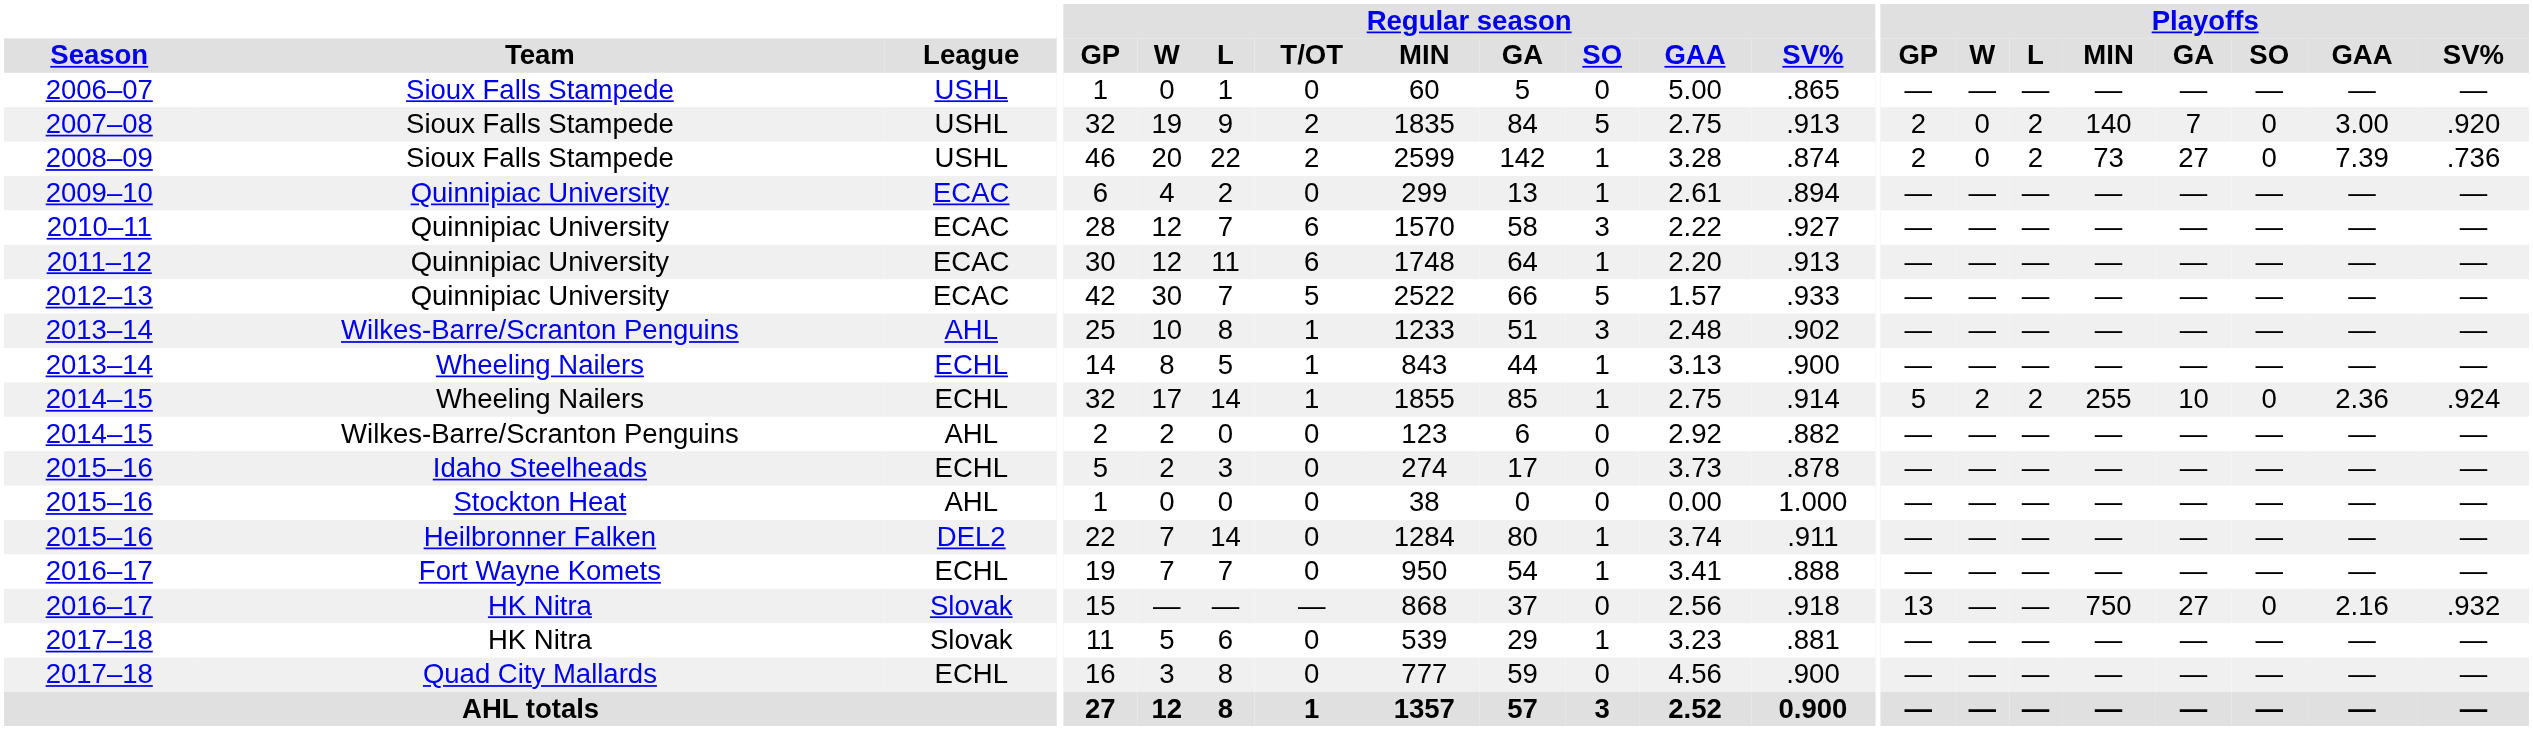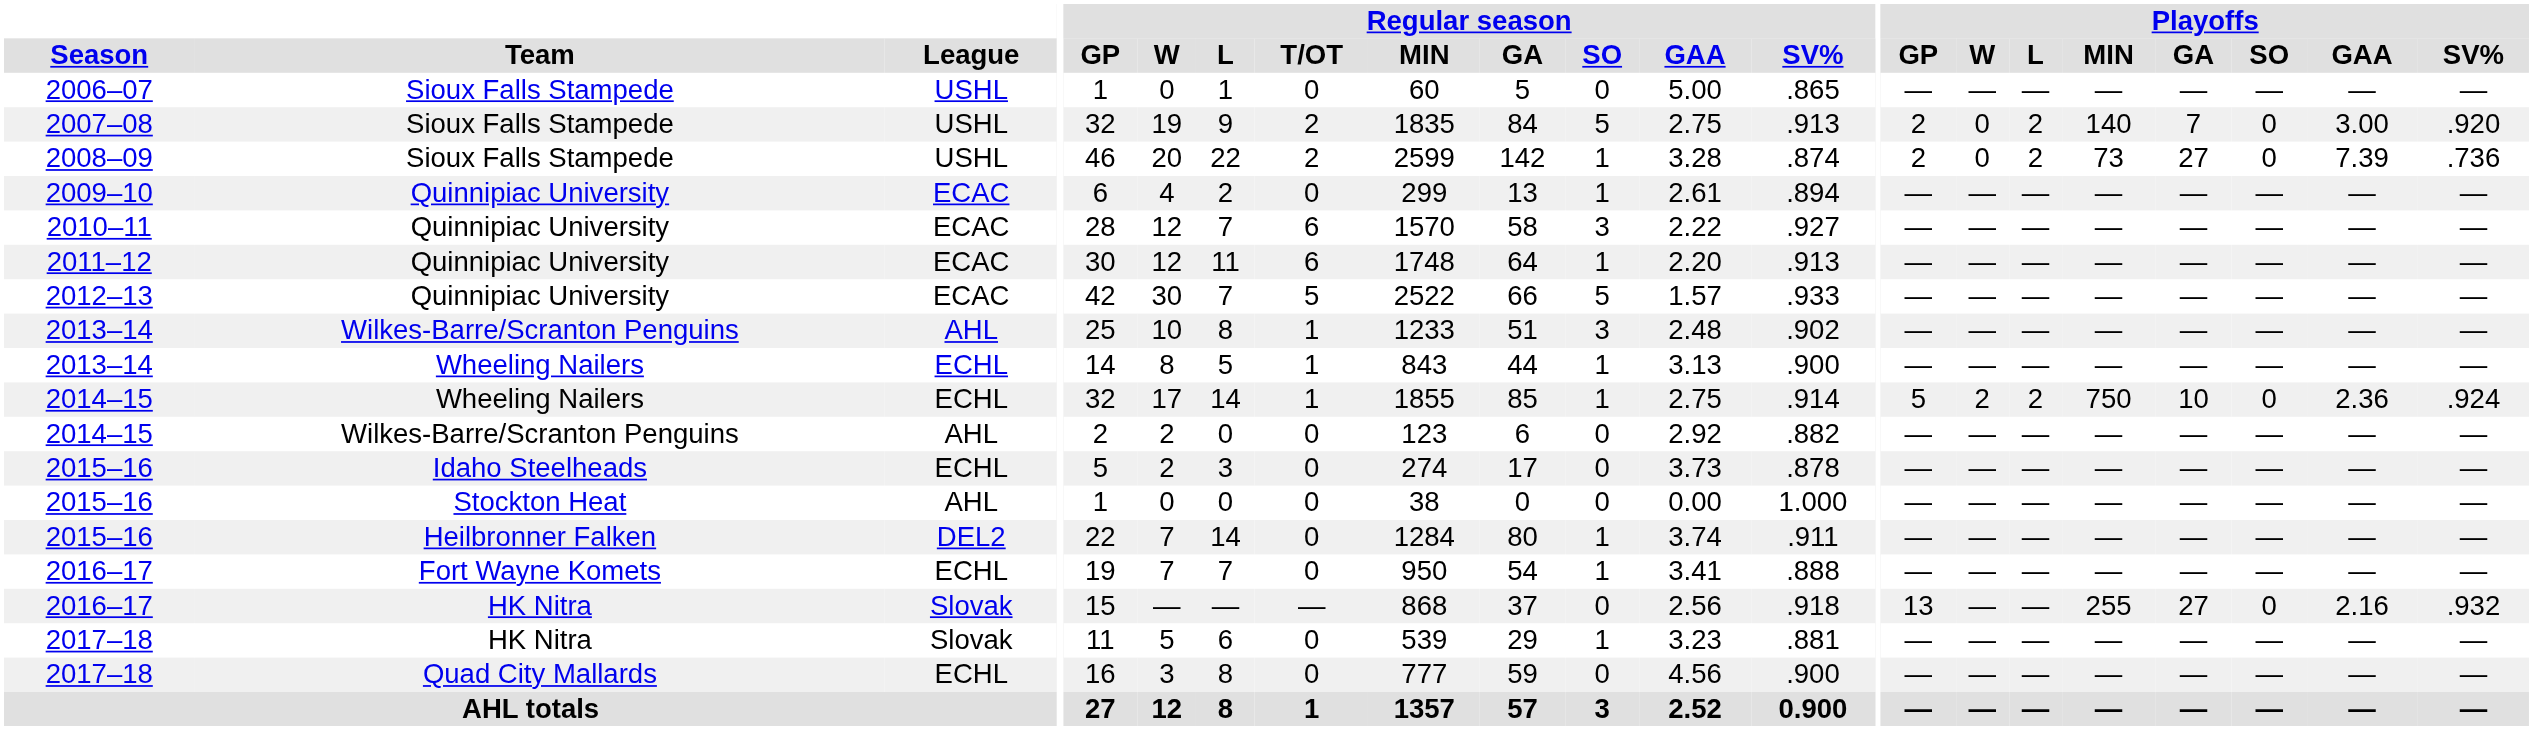(2109, 399) 255 -> (2109, 399) 750
(2109, 605) 750 -> (2109, 605) 255
